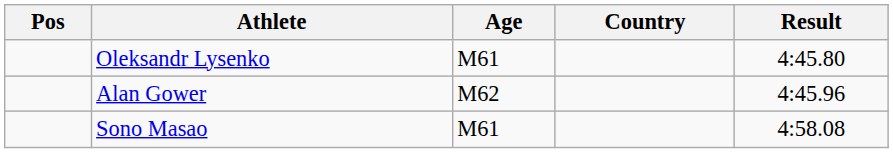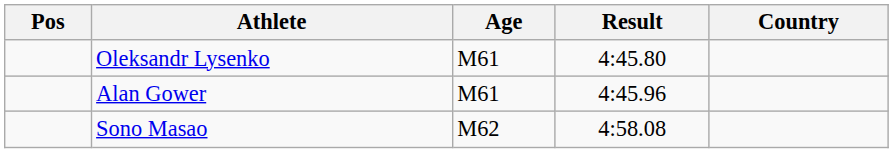columns swapped: (645, 22) <-> (811, 22)
(478, 93) M62 -> (478, 93) M61
(478, 128) M61 -> (478, 128) M62
